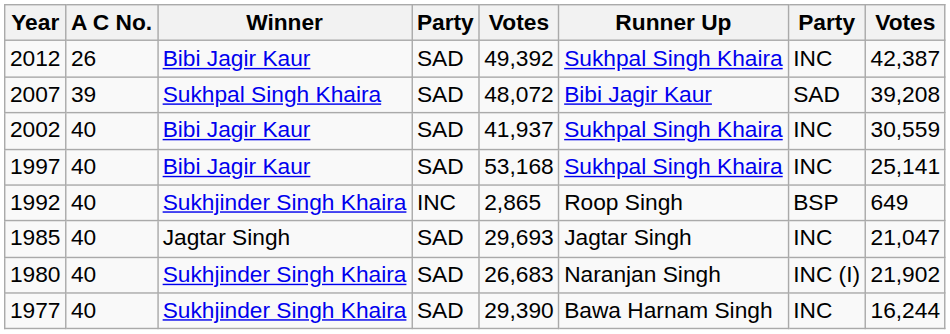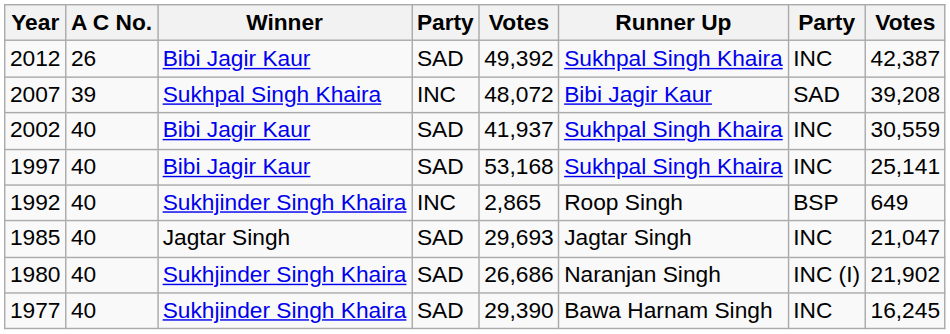(440, 94) SAD -> (436, 94) INC
(519, 274) 26,683 -> (519, 274) 26,686
(905, 310) 16,244 -> (905, 310) 16,245
